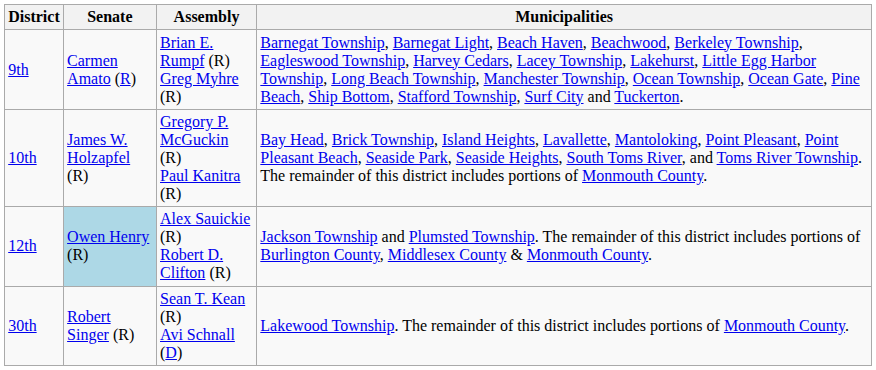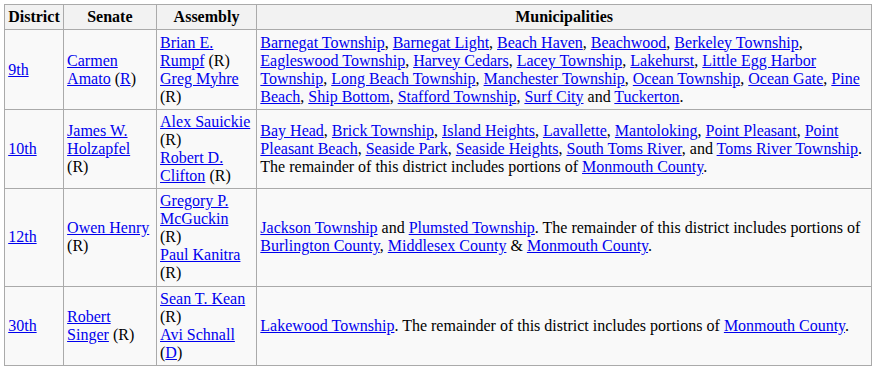(200, 157) Gregory P. McGuckin (R) Paul Kanitra (R) -> (205, 148) Alex Sauickie (R) Robert D. Clifton (R)
(108, 246) lightblue background -> (108, 237) no background
(205, 246) Alex Sauickie (R) Robert D. Clifton (R) -> (200, 237) Gregory P. McGuckin (R) Paul Kanitra (R)
